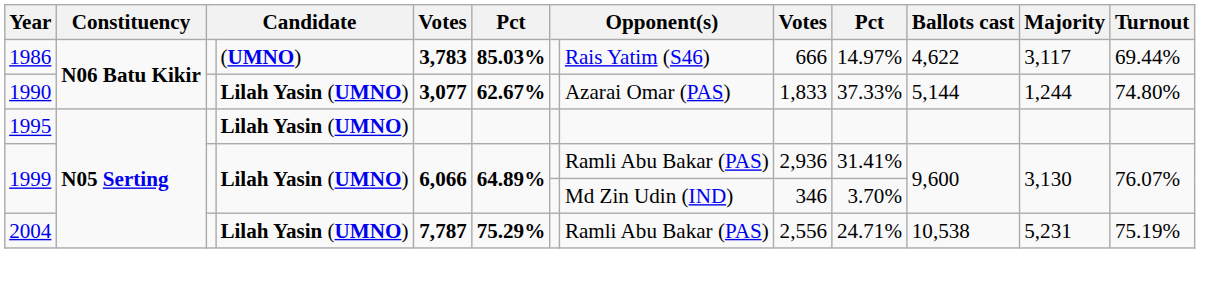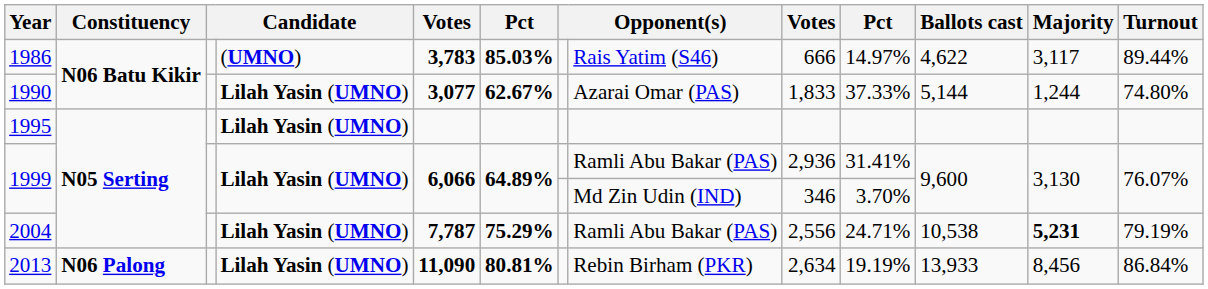(1148, 56) 69.44% -> (1156, 56) 89.44%
(1048, 230) normal -> (1056, 230) bold
(1148, 230) 75.19% -> (1156, 230) 79.19%
+ row: (30, 265)
